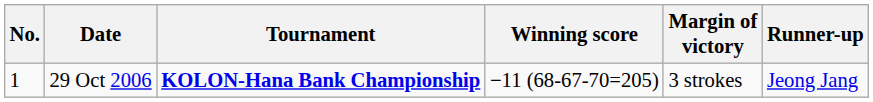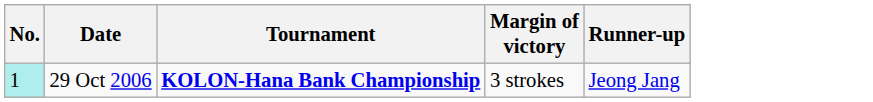- column: (574, 33)
(15, 80) no background -> (15, 80) paleturquoise background
